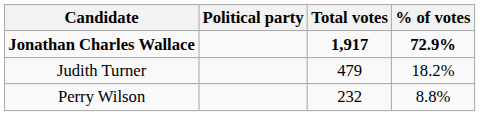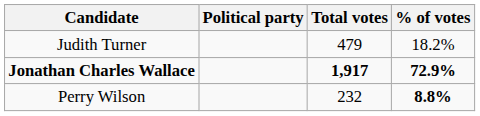rows swapped: (102, 44) <-> (102, 70)
(433, 96) normal -> (433, 96) bold
